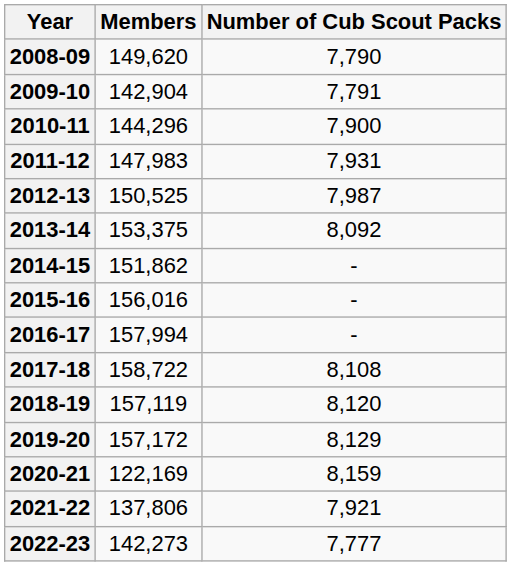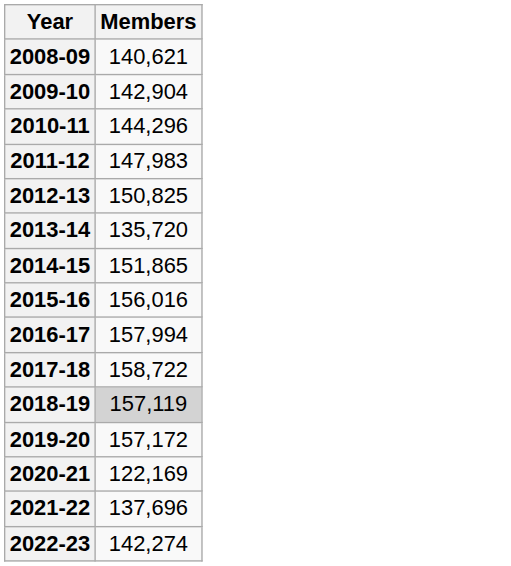- column: (354, 21)
(148, 56) 149,620 -> (148, 56) 140,621
(148, 195) 150,525 -> (148, 195) 150,825
(148, 230) 153,375 -> (148, 230) 135,720
(148, 265) 151,862 -> (148, 265) 151,865
(148, 404) no background -> (148, 404) lightgrey background
(148, 508) 137,806 -> (148, 508) 137,696
(148, 543) 142,273 -> (148, 543) 142,274
